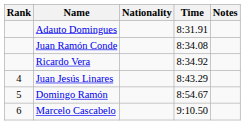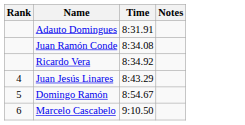- column: (147, 12)
